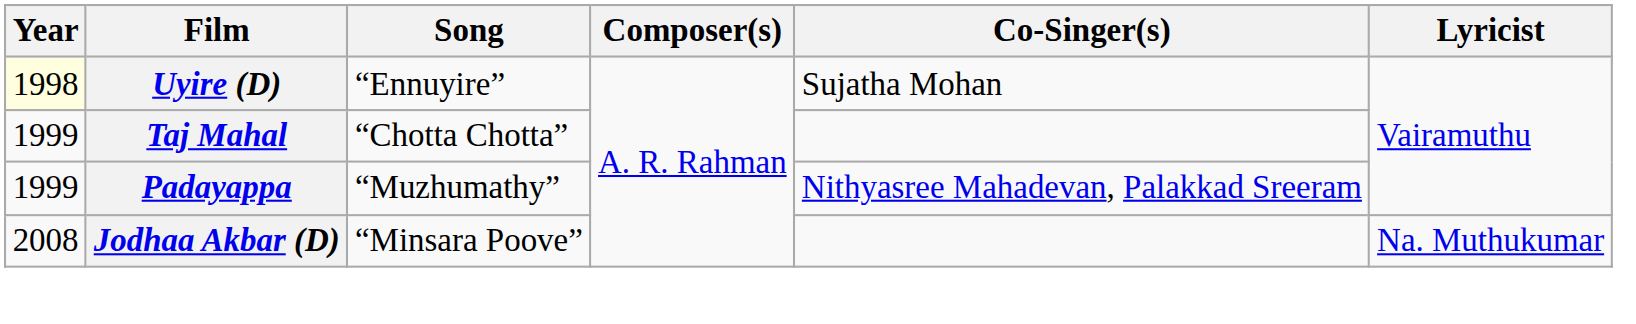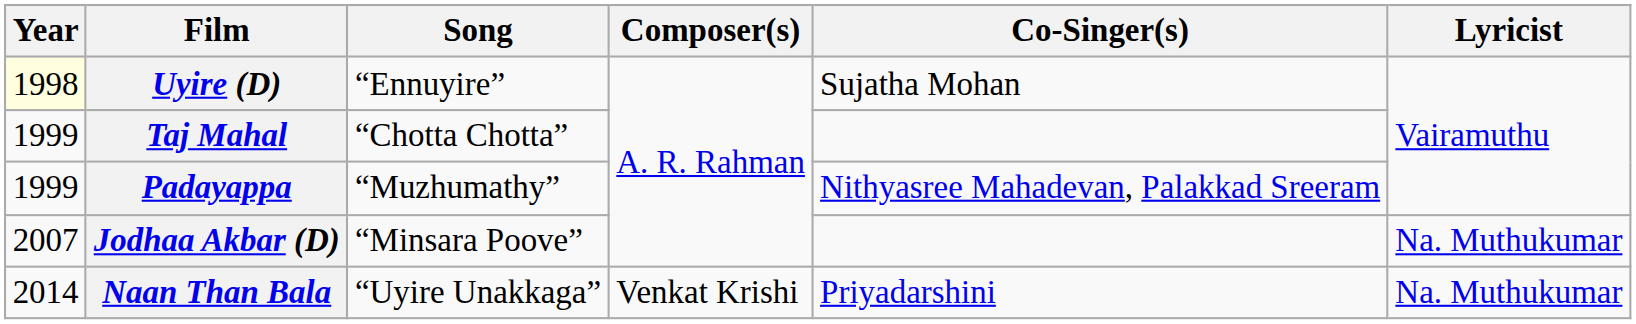(46, 239) 2008 -> (46, 239) 2007
+ row: (217, 291)
